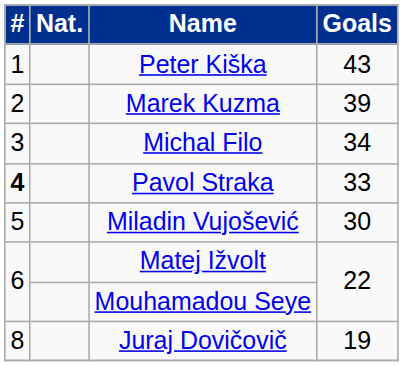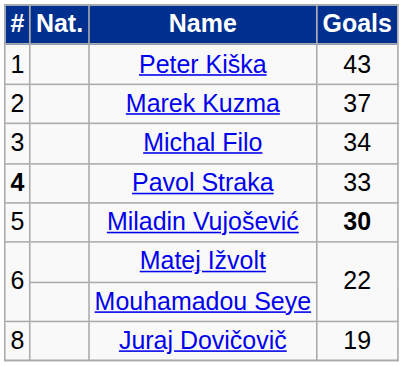(357, 103) 39 -> (357, 103) 37
(357, 222) normal -> (357, 222) bold
